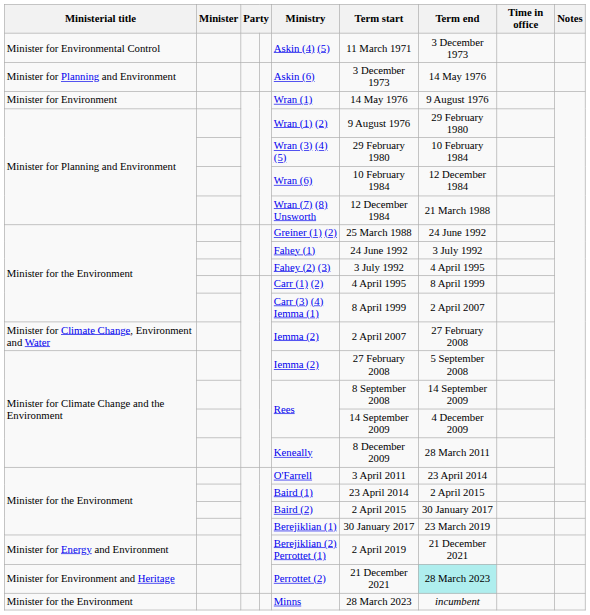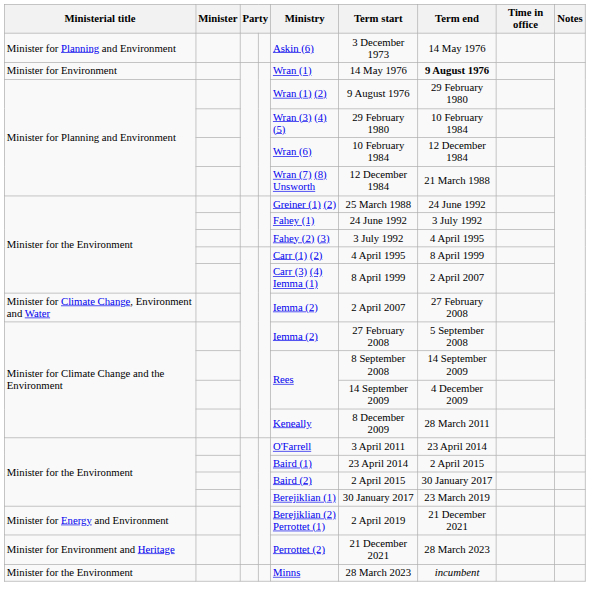- row: (83, 48)
(457, 100) normal -> (457, 71) bold
(457, 578) paleturquoise background -> (457, 549) no background
